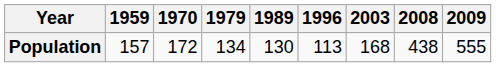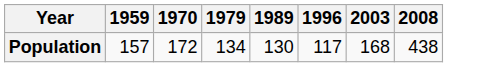- column: (466, 18)
(328, 47) 113 -> (328, 47) 117
